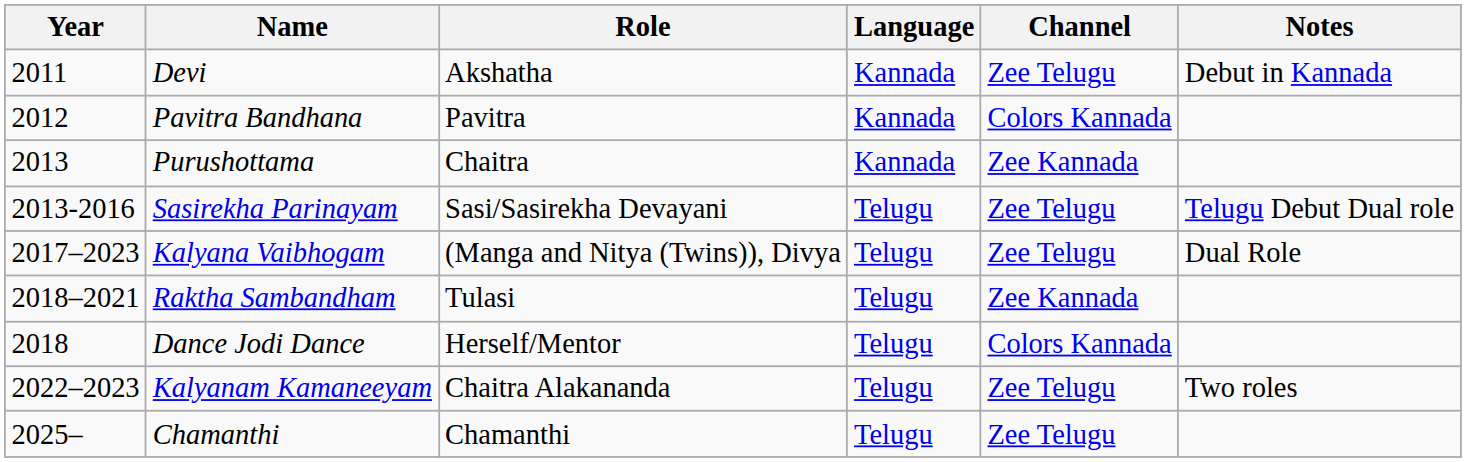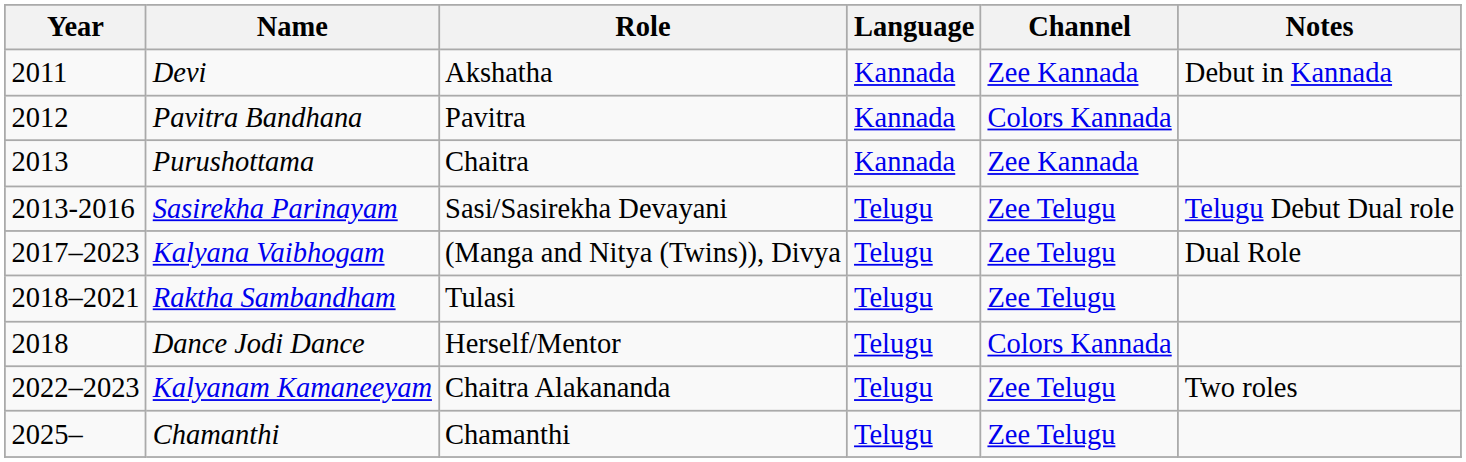(1051, 72) Zee Telugu -> (1063, 72) Zee Kannada
(1063, 298) Zee Kannada -> (1051, 298) Zee Telugu
